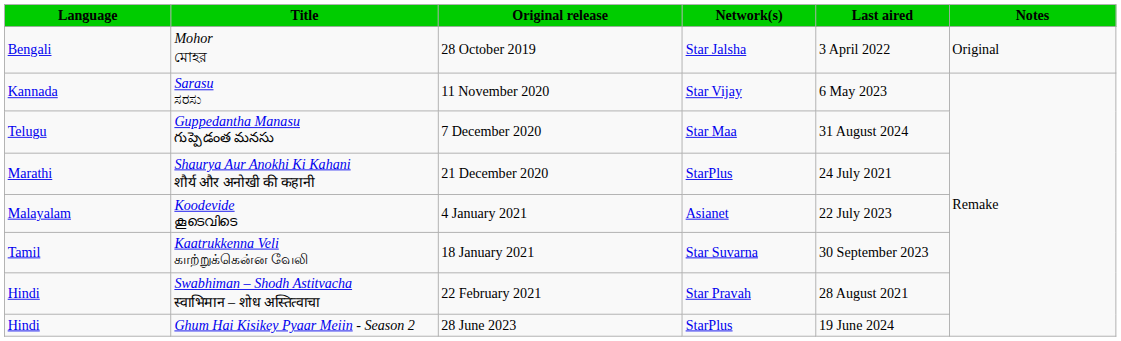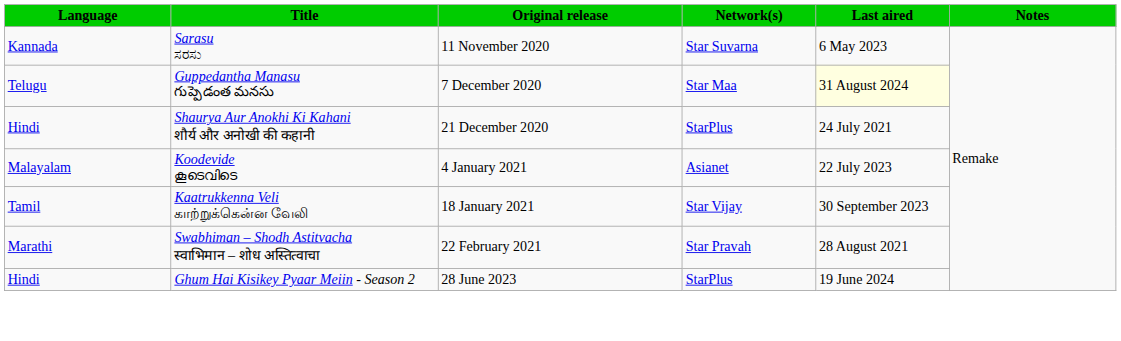- row: (194, 47)
(714, 92) Star Vijay -> (722, 45) Star Suvarna
(864, 131) no background -> (864, 85) lightyellow background
(30, 173) Marathi -> (24, 127) Hindi
(722, 252) Star Suvarna -> (714, 206) Star Vijay
(24, 293) Hindi -> (30, 247) Marathi
